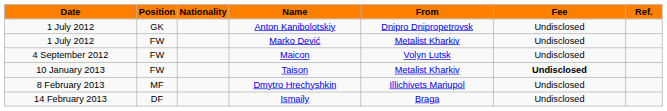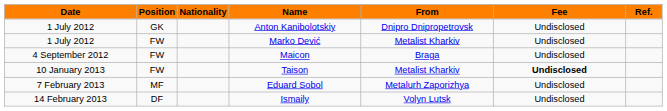(427, 56) Volyn Lutsk -> (427, 56) Braga
+ row: (295, 85)
- row: (295, 85)
(427, 99) Braga -> (427, 99) Volyn Lutsk
